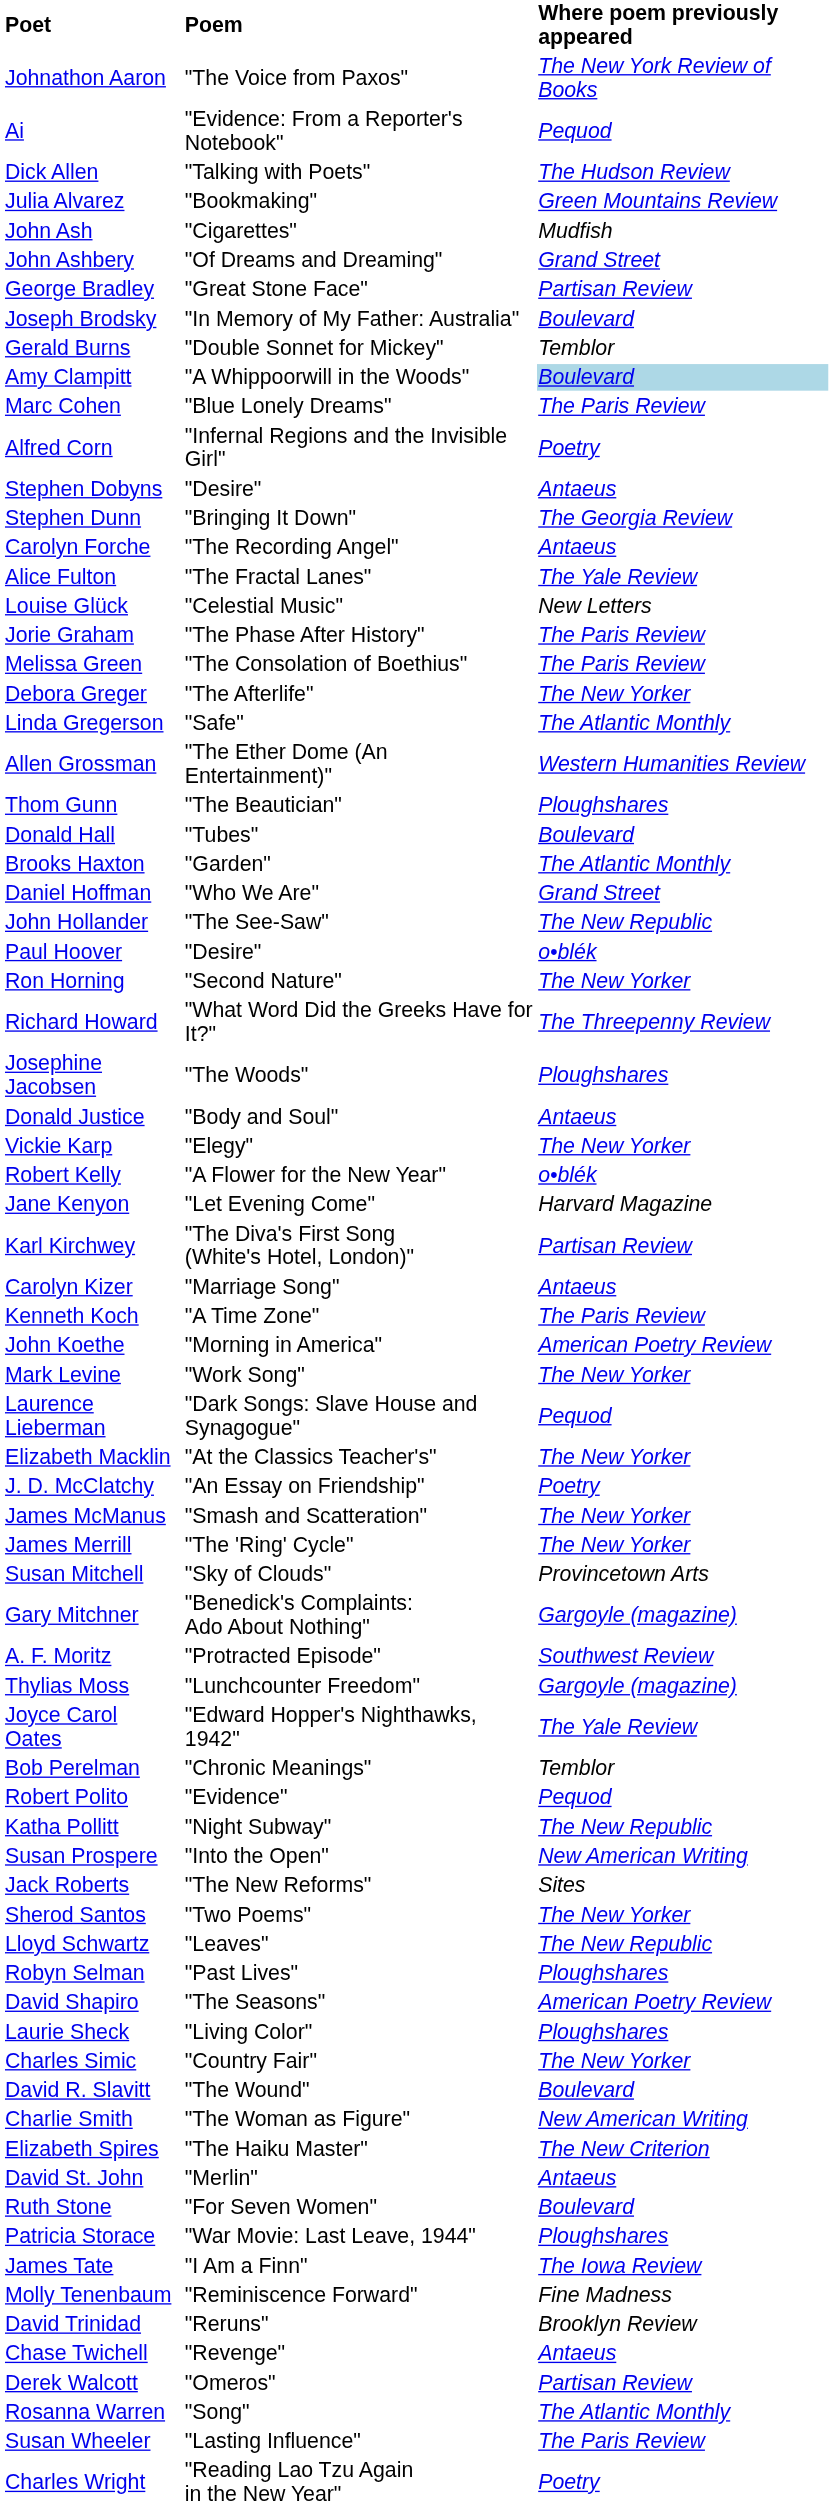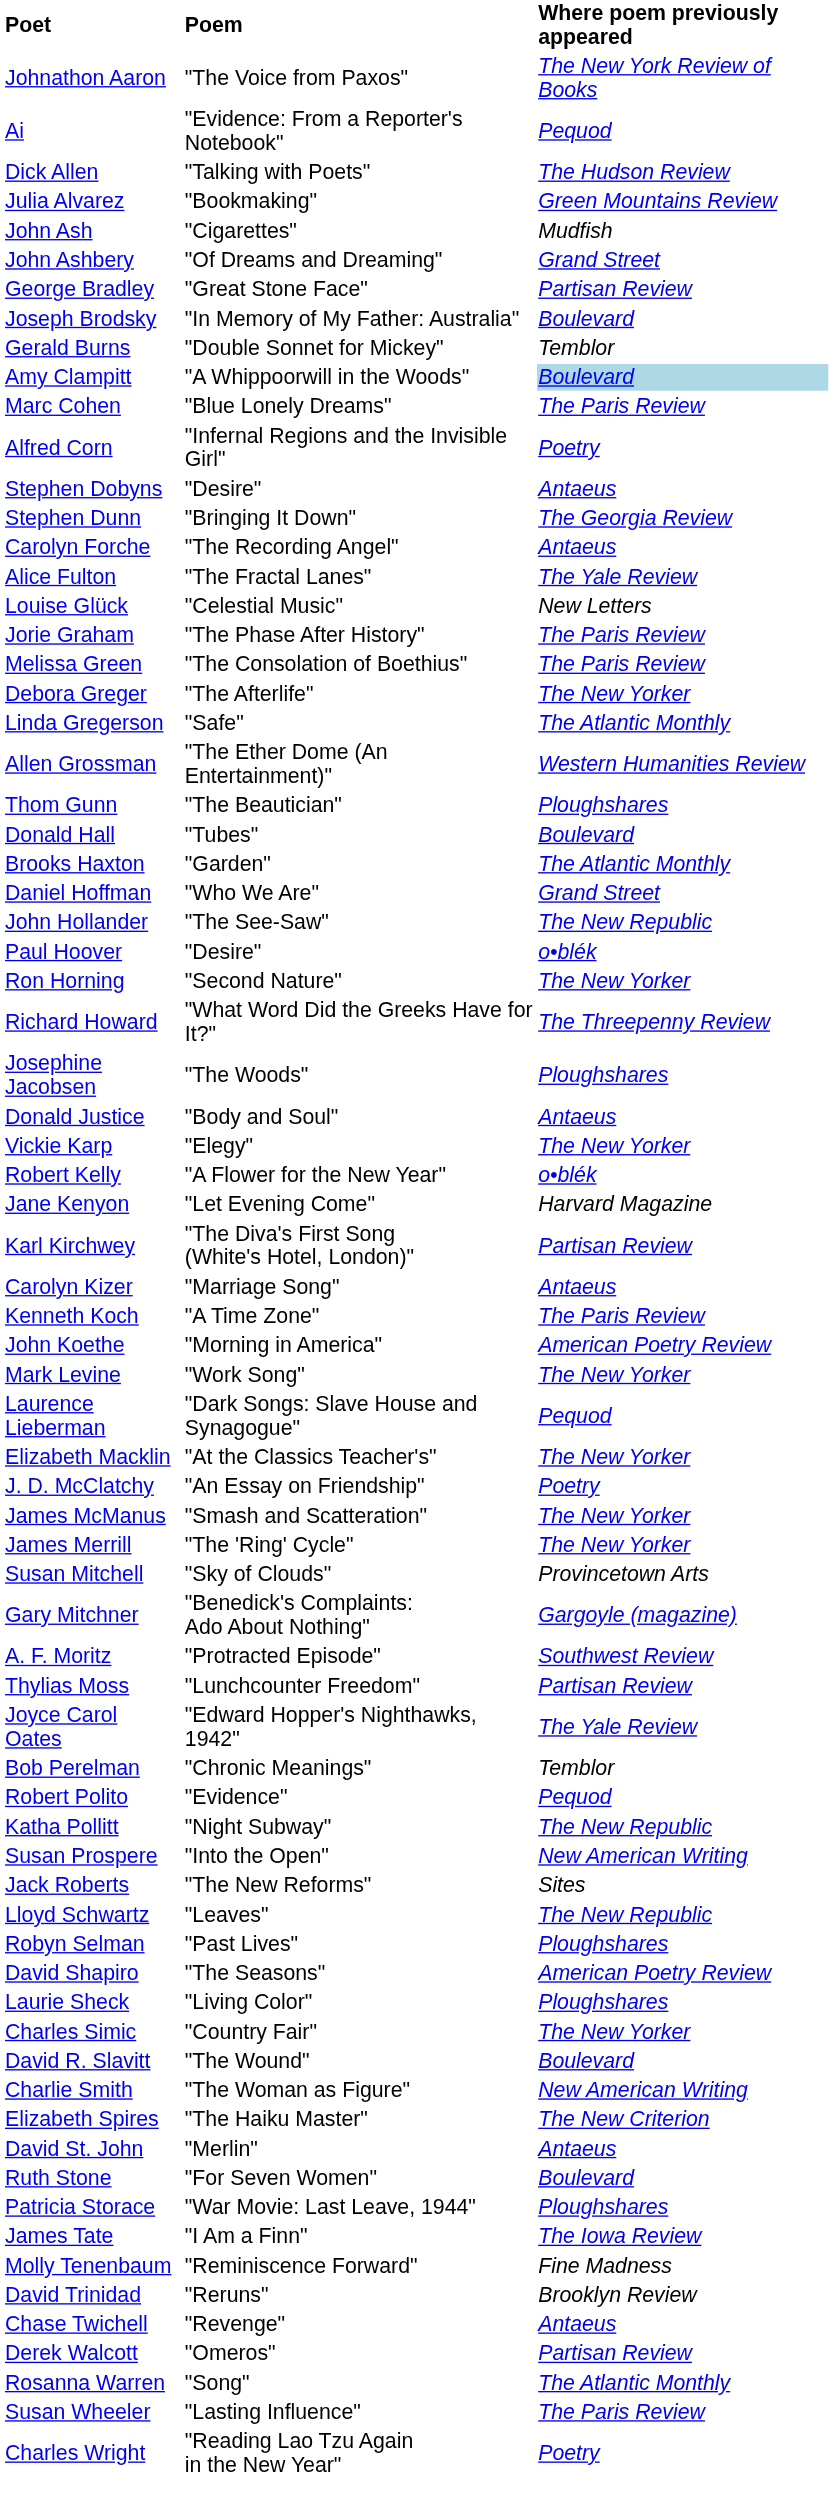(638, 1685) Gargoyle (magazine) -> (615, 1685) Partisan Review
- row: (75, 1914)
